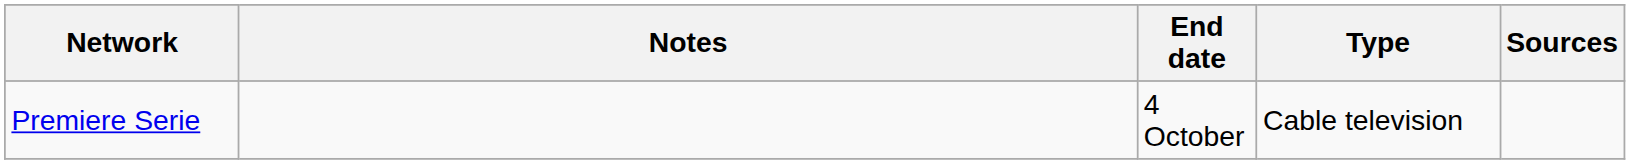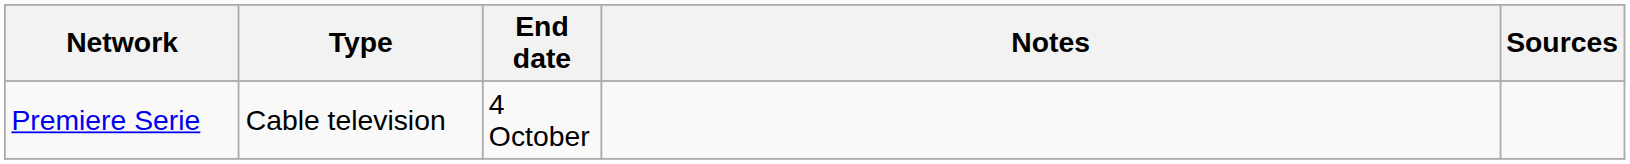columns swapped: (1378, 42) <-> (688, 42)
